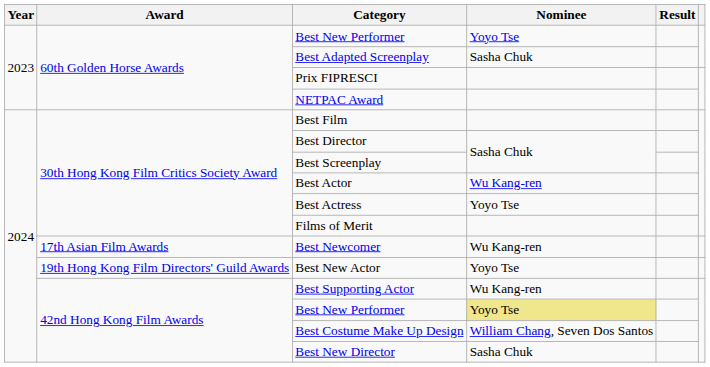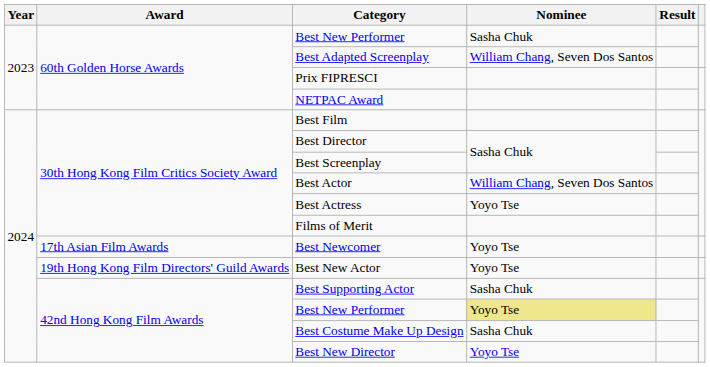(494, 36) Yoyo Tse -> (501, 36) Sasha Chuk
(501, 57) Sasha Chuk -> (561, 57) William Chang, Seven Dos Santos
(506, 183) Wu Kang-ren -> (561, 183) William Chang, Seven Dos Santos
(506, 246) Wu Kang-ren -> (494, 246) Yoyo Tse
(506, 288) Wu Kang-ren -> (501, 288) Sasha Chuk
(561, 330) William Chang, Seven Dos Santos -> (501, 330) Sasha Chuk
(501, 352) Sasha Chuk -> (494, 352) Yoyo Tse
